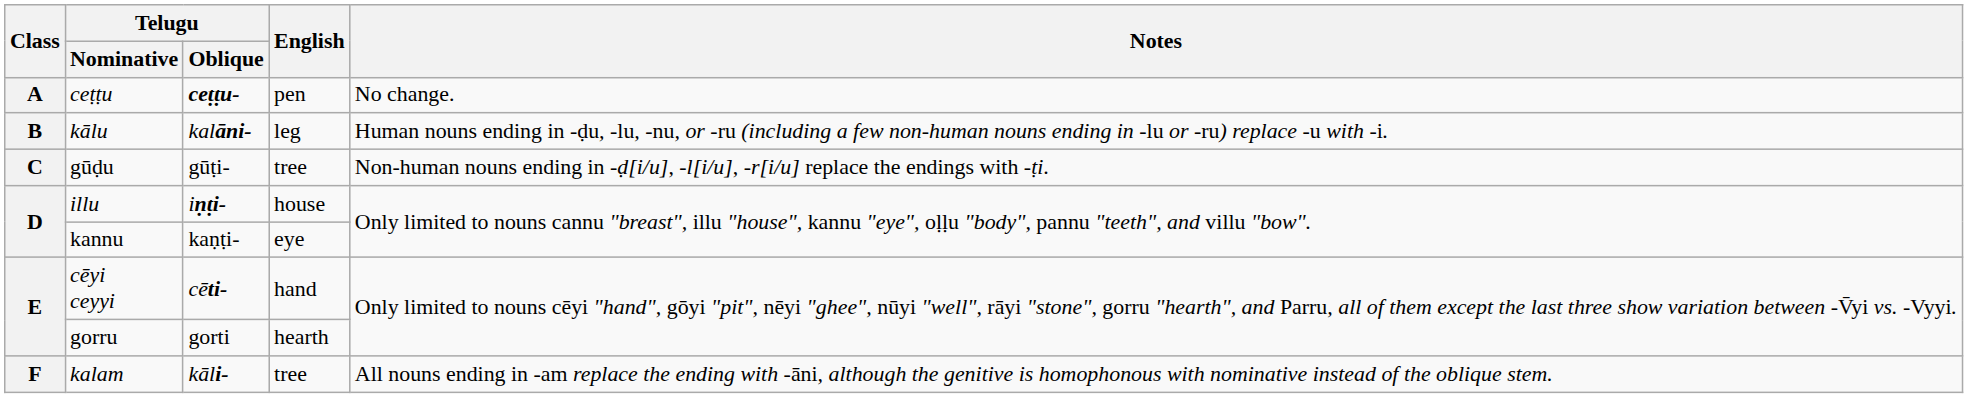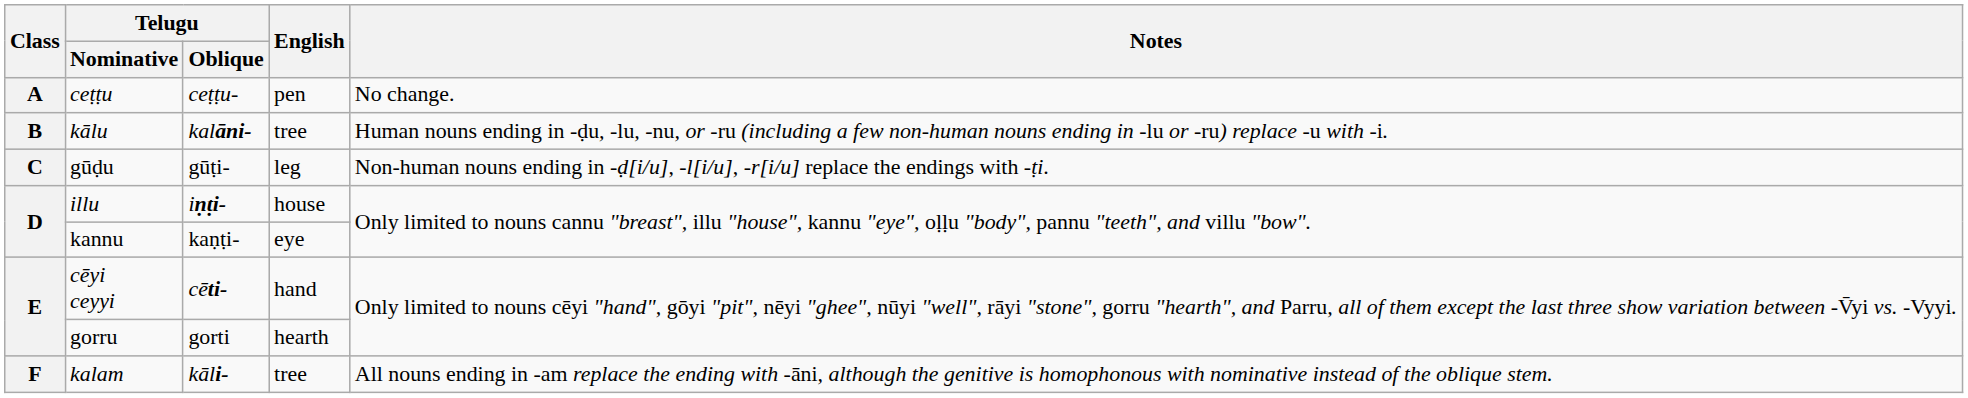(214, 95) bold -> (213, 95) normal
(287, 131) leg -> (290, 131) tree
(290, 167) tree -> (287, 167) leg
